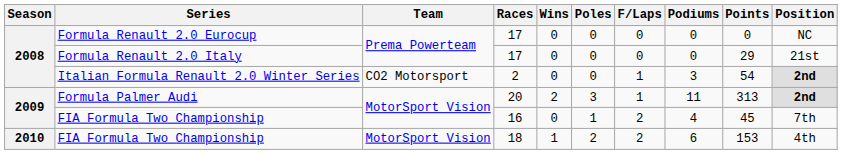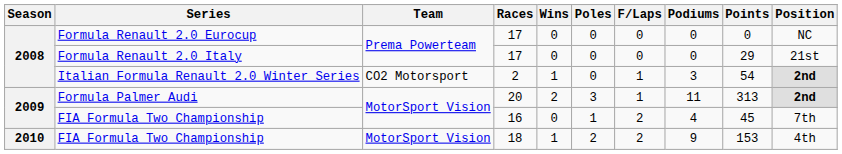(554, 76) 0 -> (554, 76) 1
(694, 138) 6 -> (694, 138) 9
